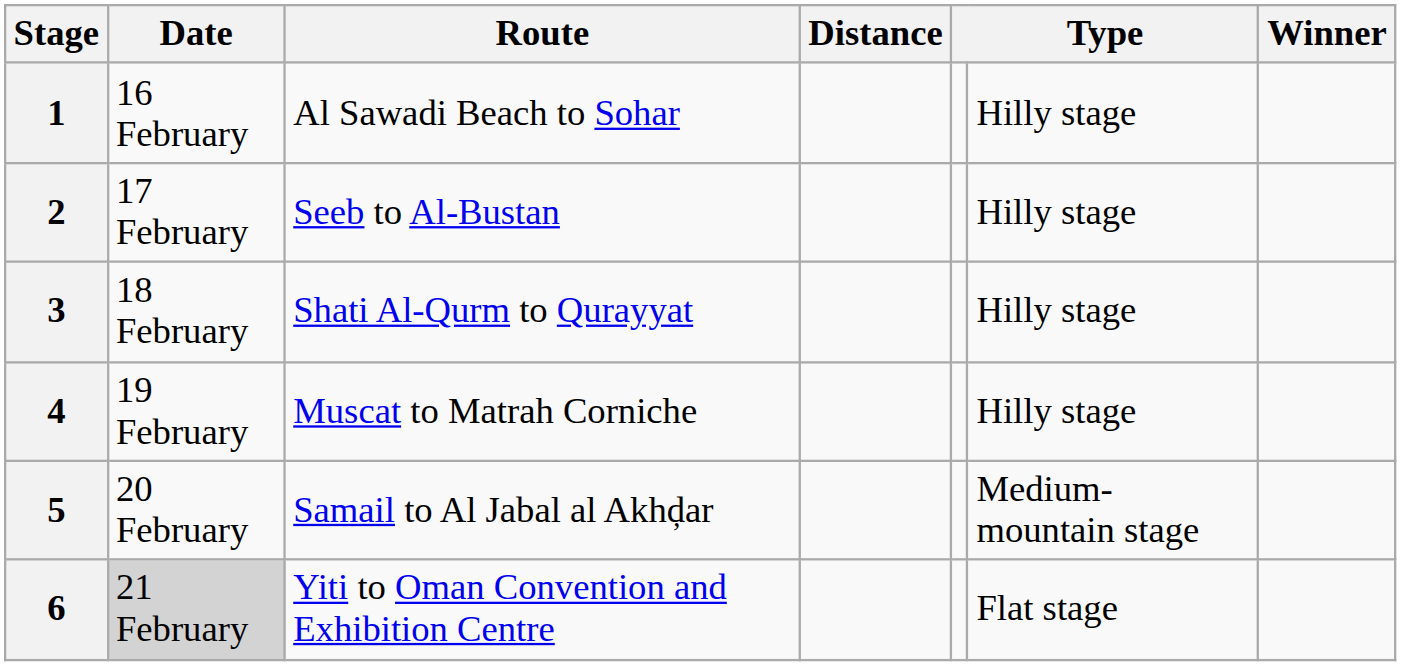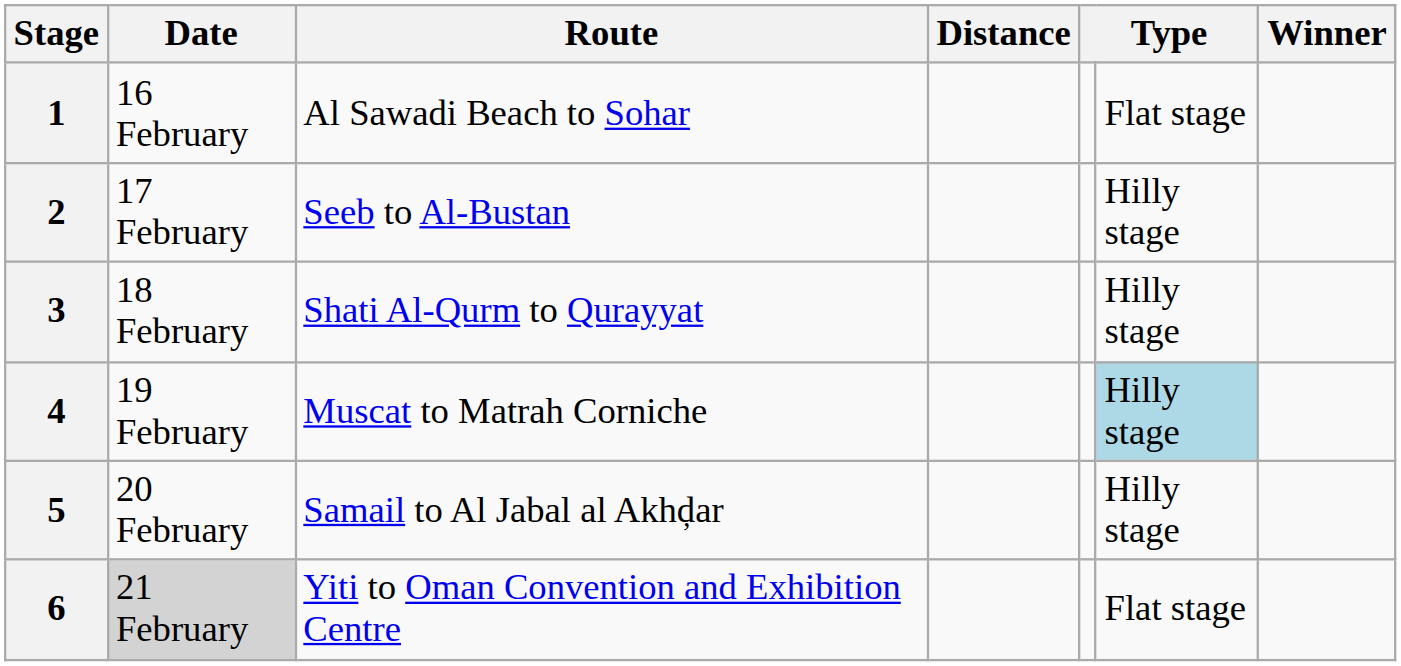(1056, 112) Hilly stage -> (1175, 112) Flat stage
(1056, 410) no background -> (1142, 410) lightblue background
(1088, 509) Medium-mountain stage -> (1142, 509) Hilly stage
